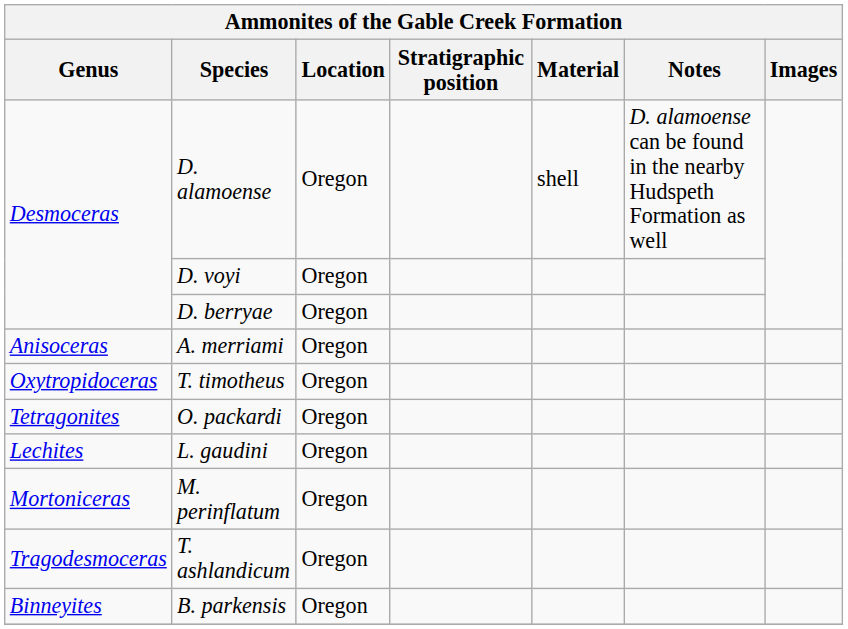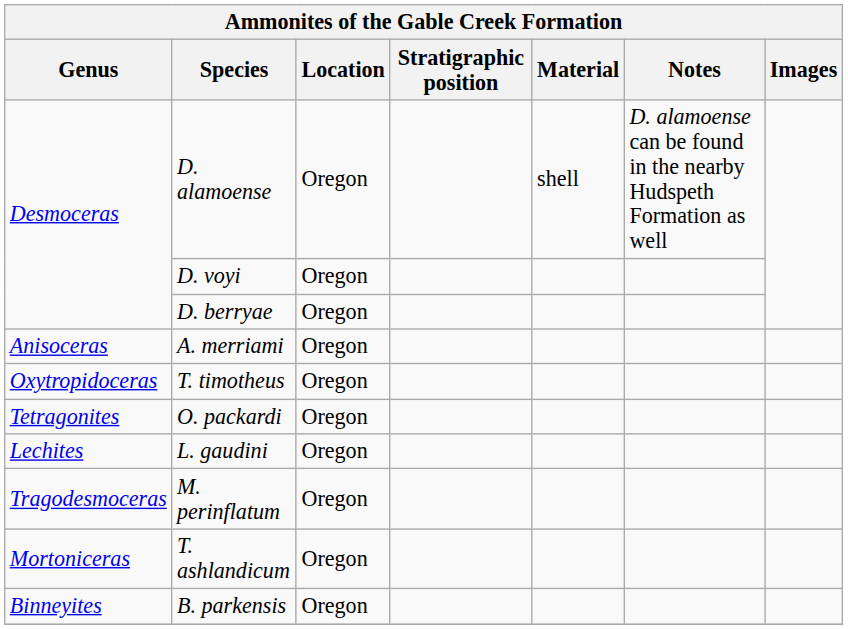(70, 498) Mortoniceras -> (88, 498) Tragodesmoceras
(88, 558) Tragodesmoceras -> (70, 558) Mortoniceras
